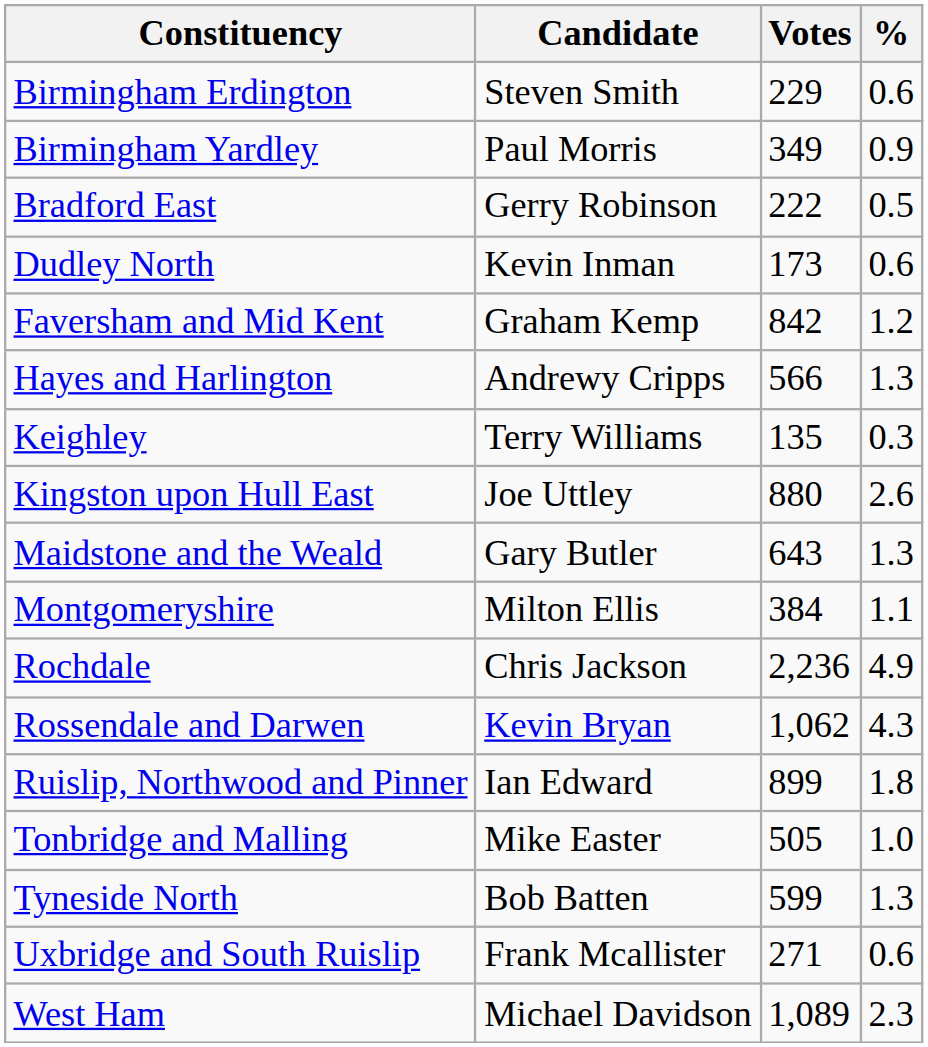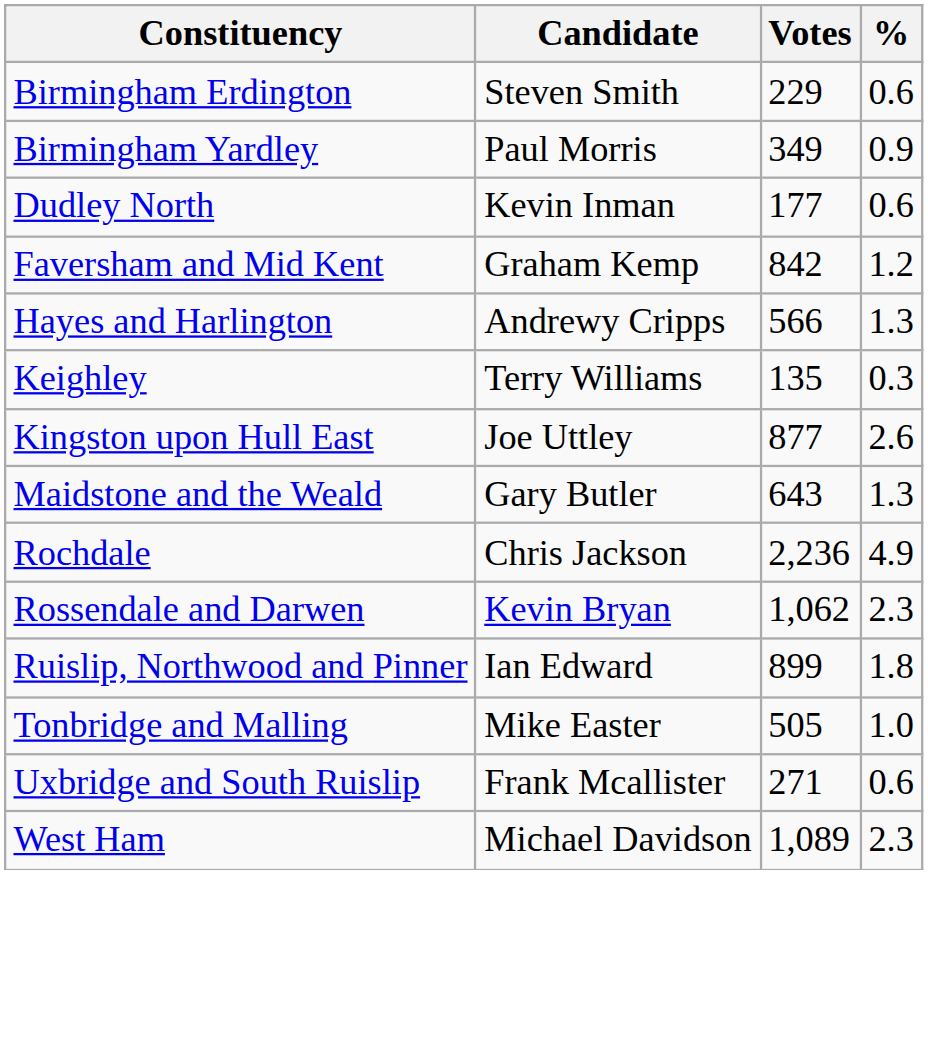- row: (115, 206)
(796, 263) 173 -> (796, 206) 177
(796, 494) 880 -> (796, 436) 877
- row: (144, 609)
(891, 724) 4.3 -> (891, 609) 2.3
- row: (126, 897)
